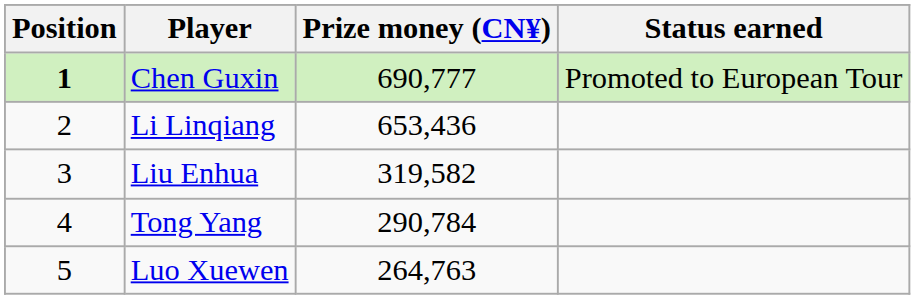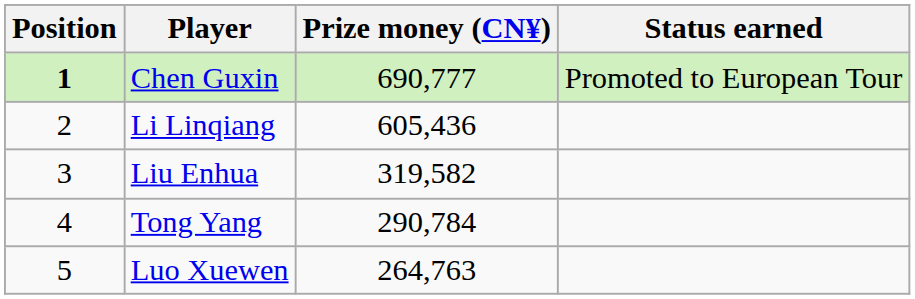(427, 125) 653,436 -> (427, 125) 605,436
